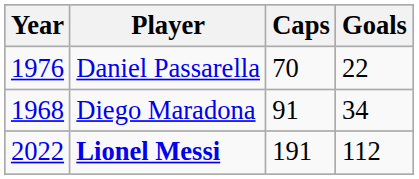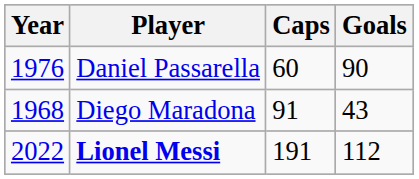(285, 67) 70 -> (285, 67) 60
(355, 67) 22 -> (355, 67) 90
(355, 109) 34 -> (355, 109) 43
